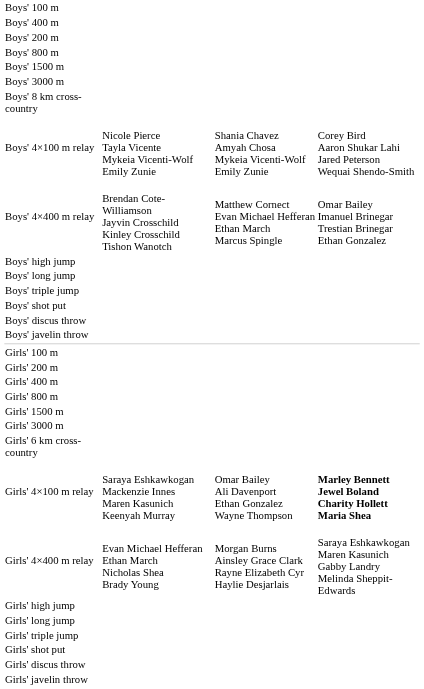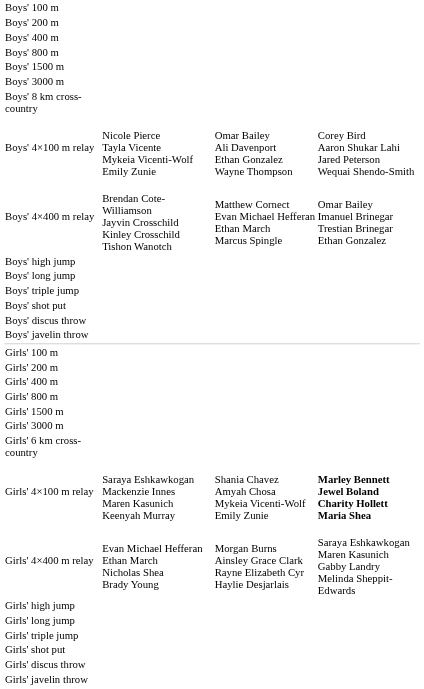rows swapped: (32, 37) <-> (32, 22)
(260, 153) Shania Chavez Amyah Chosa Mykeia Vicenti-Wolf Emily Zunie -> (254, 153) Omar Bailey Ali Davenport Ethan Gonzalez Wayne Thompson
(254, 497) Omar Bailey Ali Davenport Ethan Gonzalez Wayne Thompson -> (260, 497) Shania Chavez Amyah Chosa Mykeia Vicenti-Wolf Emily Zunie
